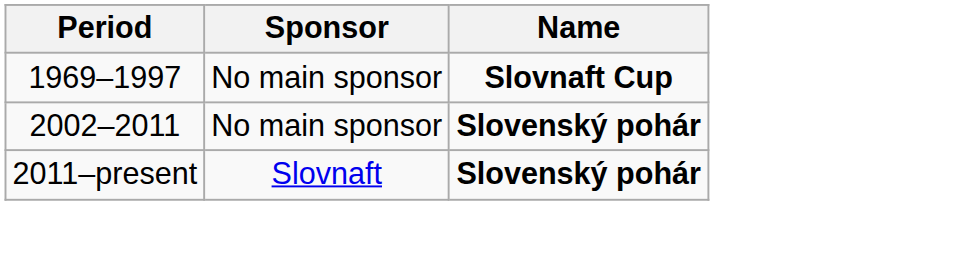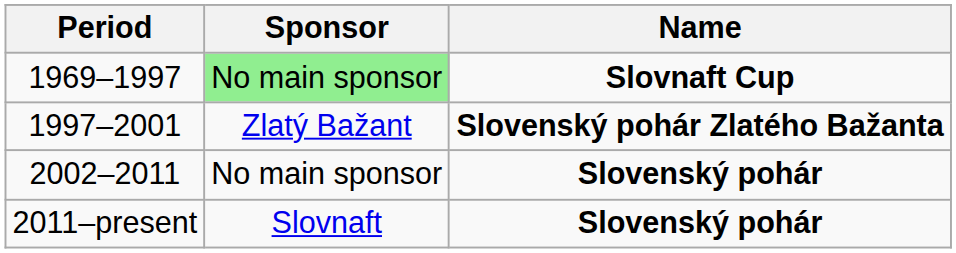(327, 77) no background -> (327, 77) lightgreen background
+ row: (105, 125)
